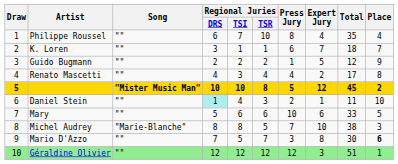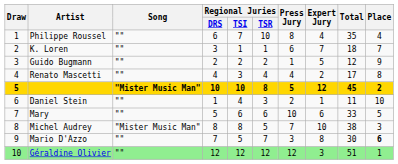(215, 101) paleturquoise background -> (215, 101) no background
(150, 127) "Marie-Blanche" -> (158, 127) "Mister Music Man"
